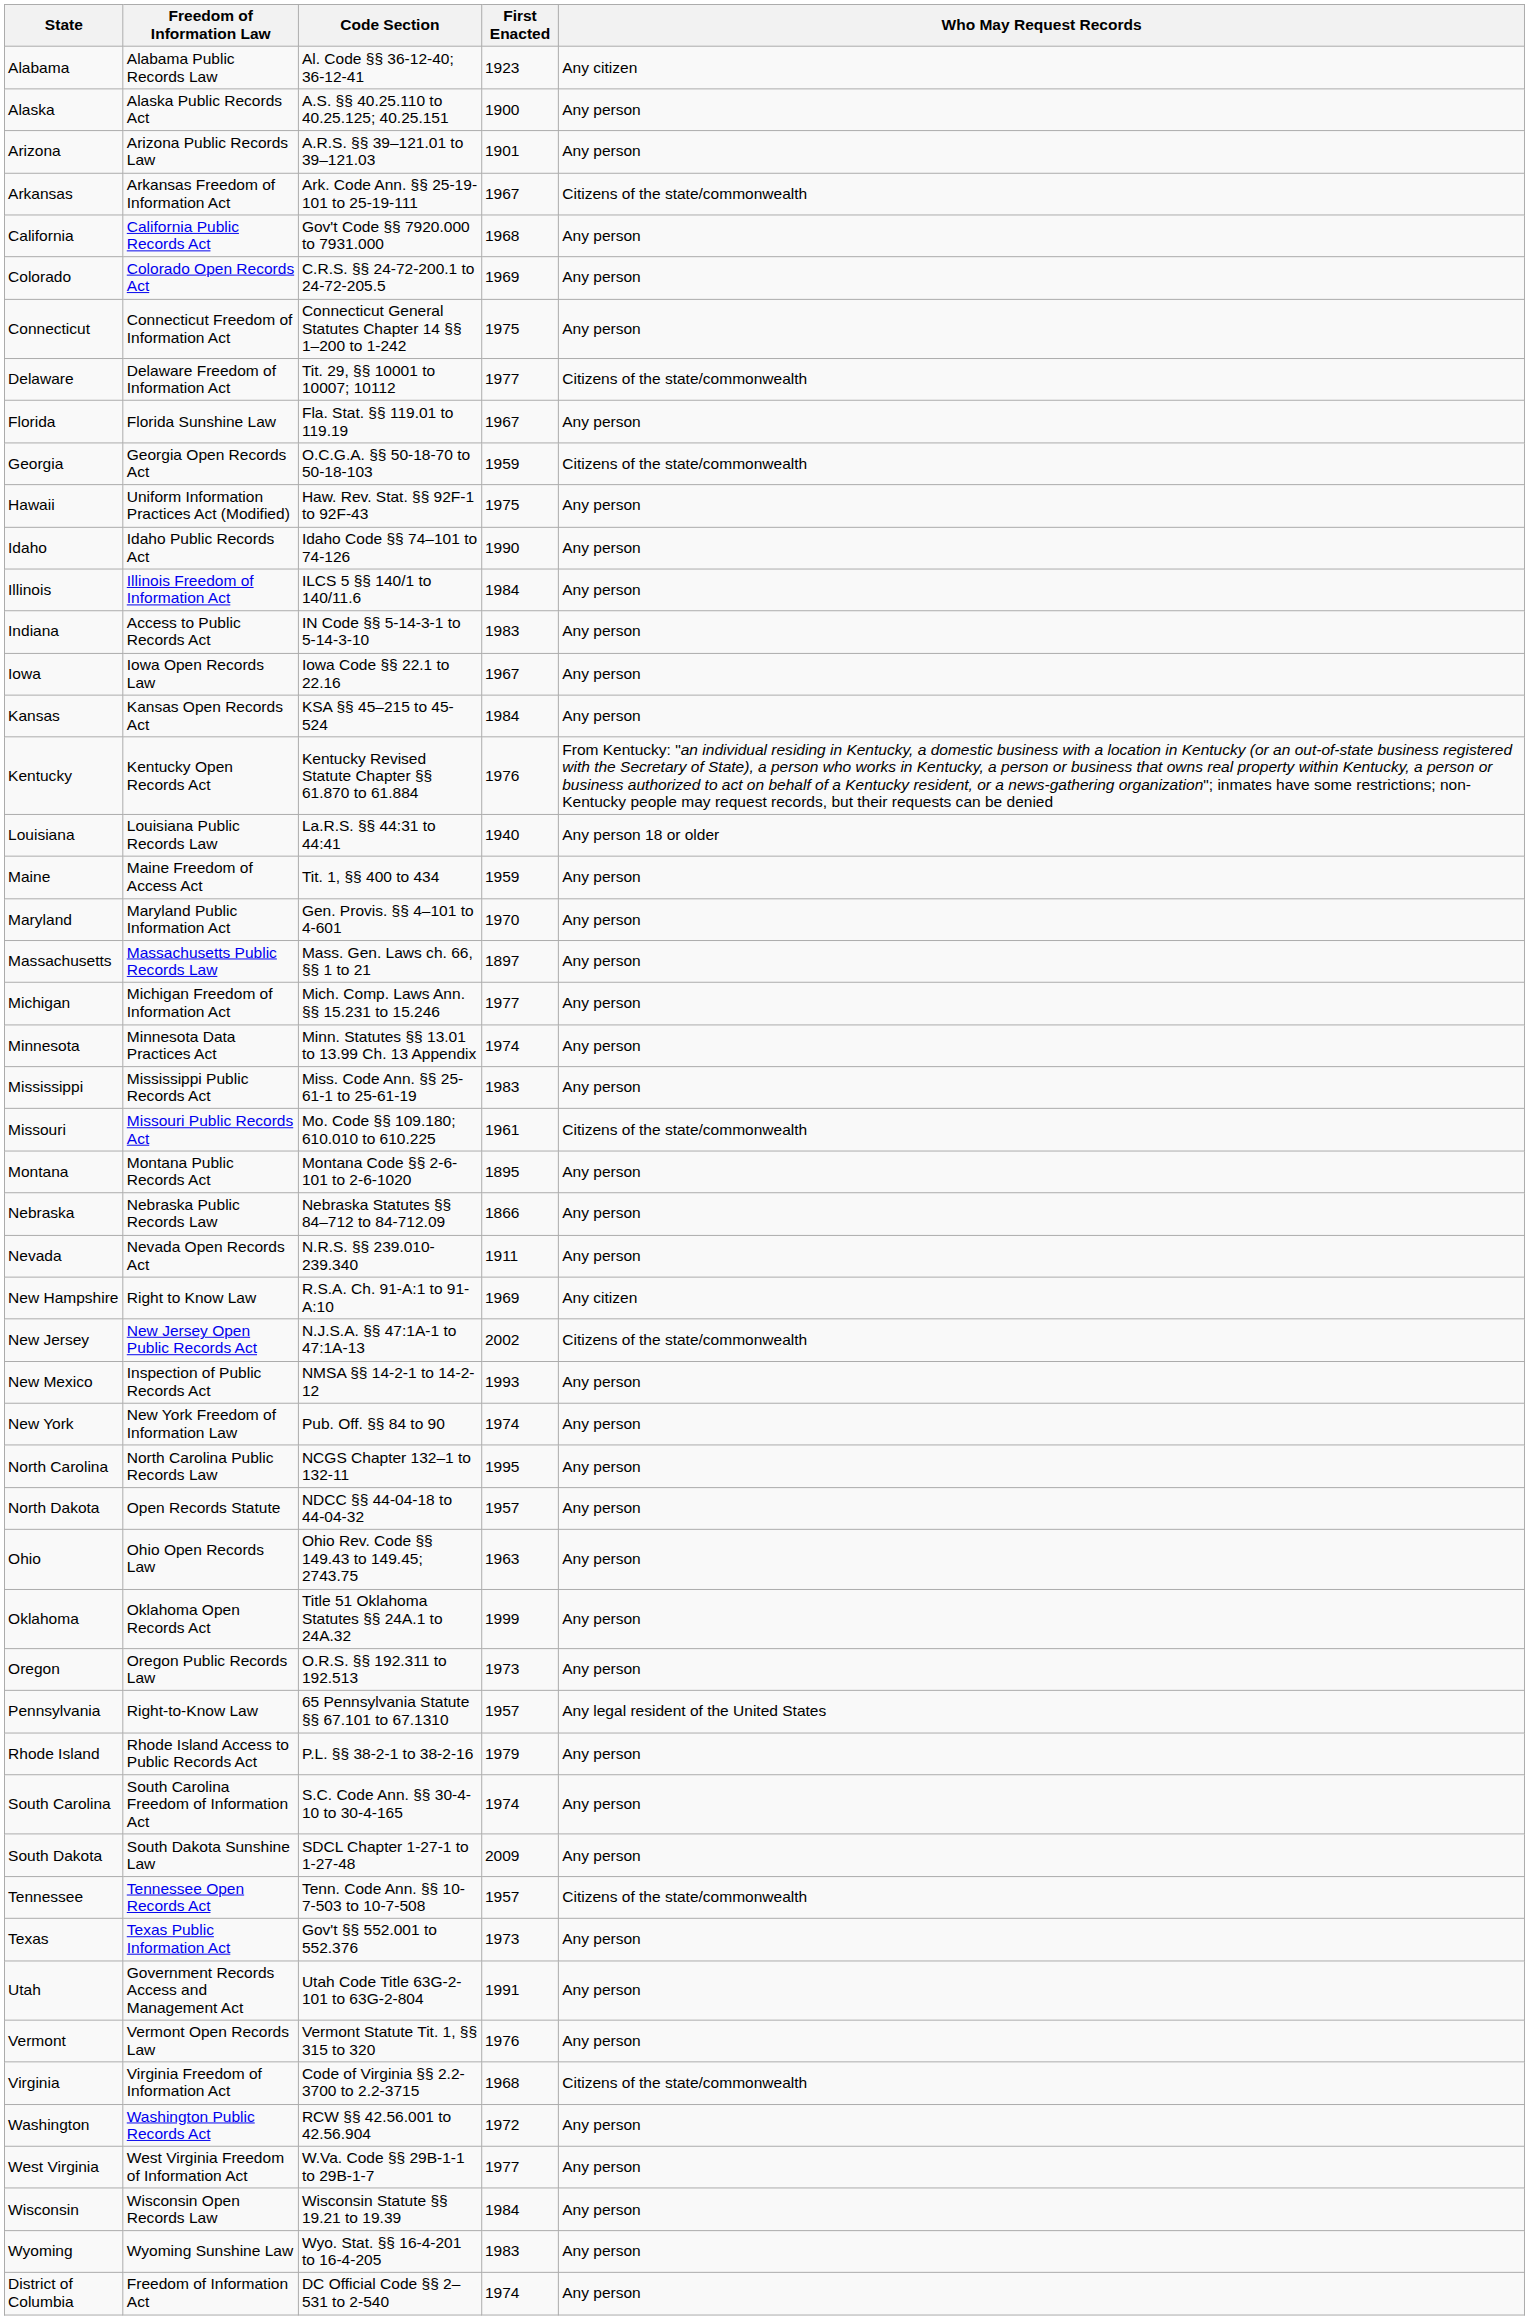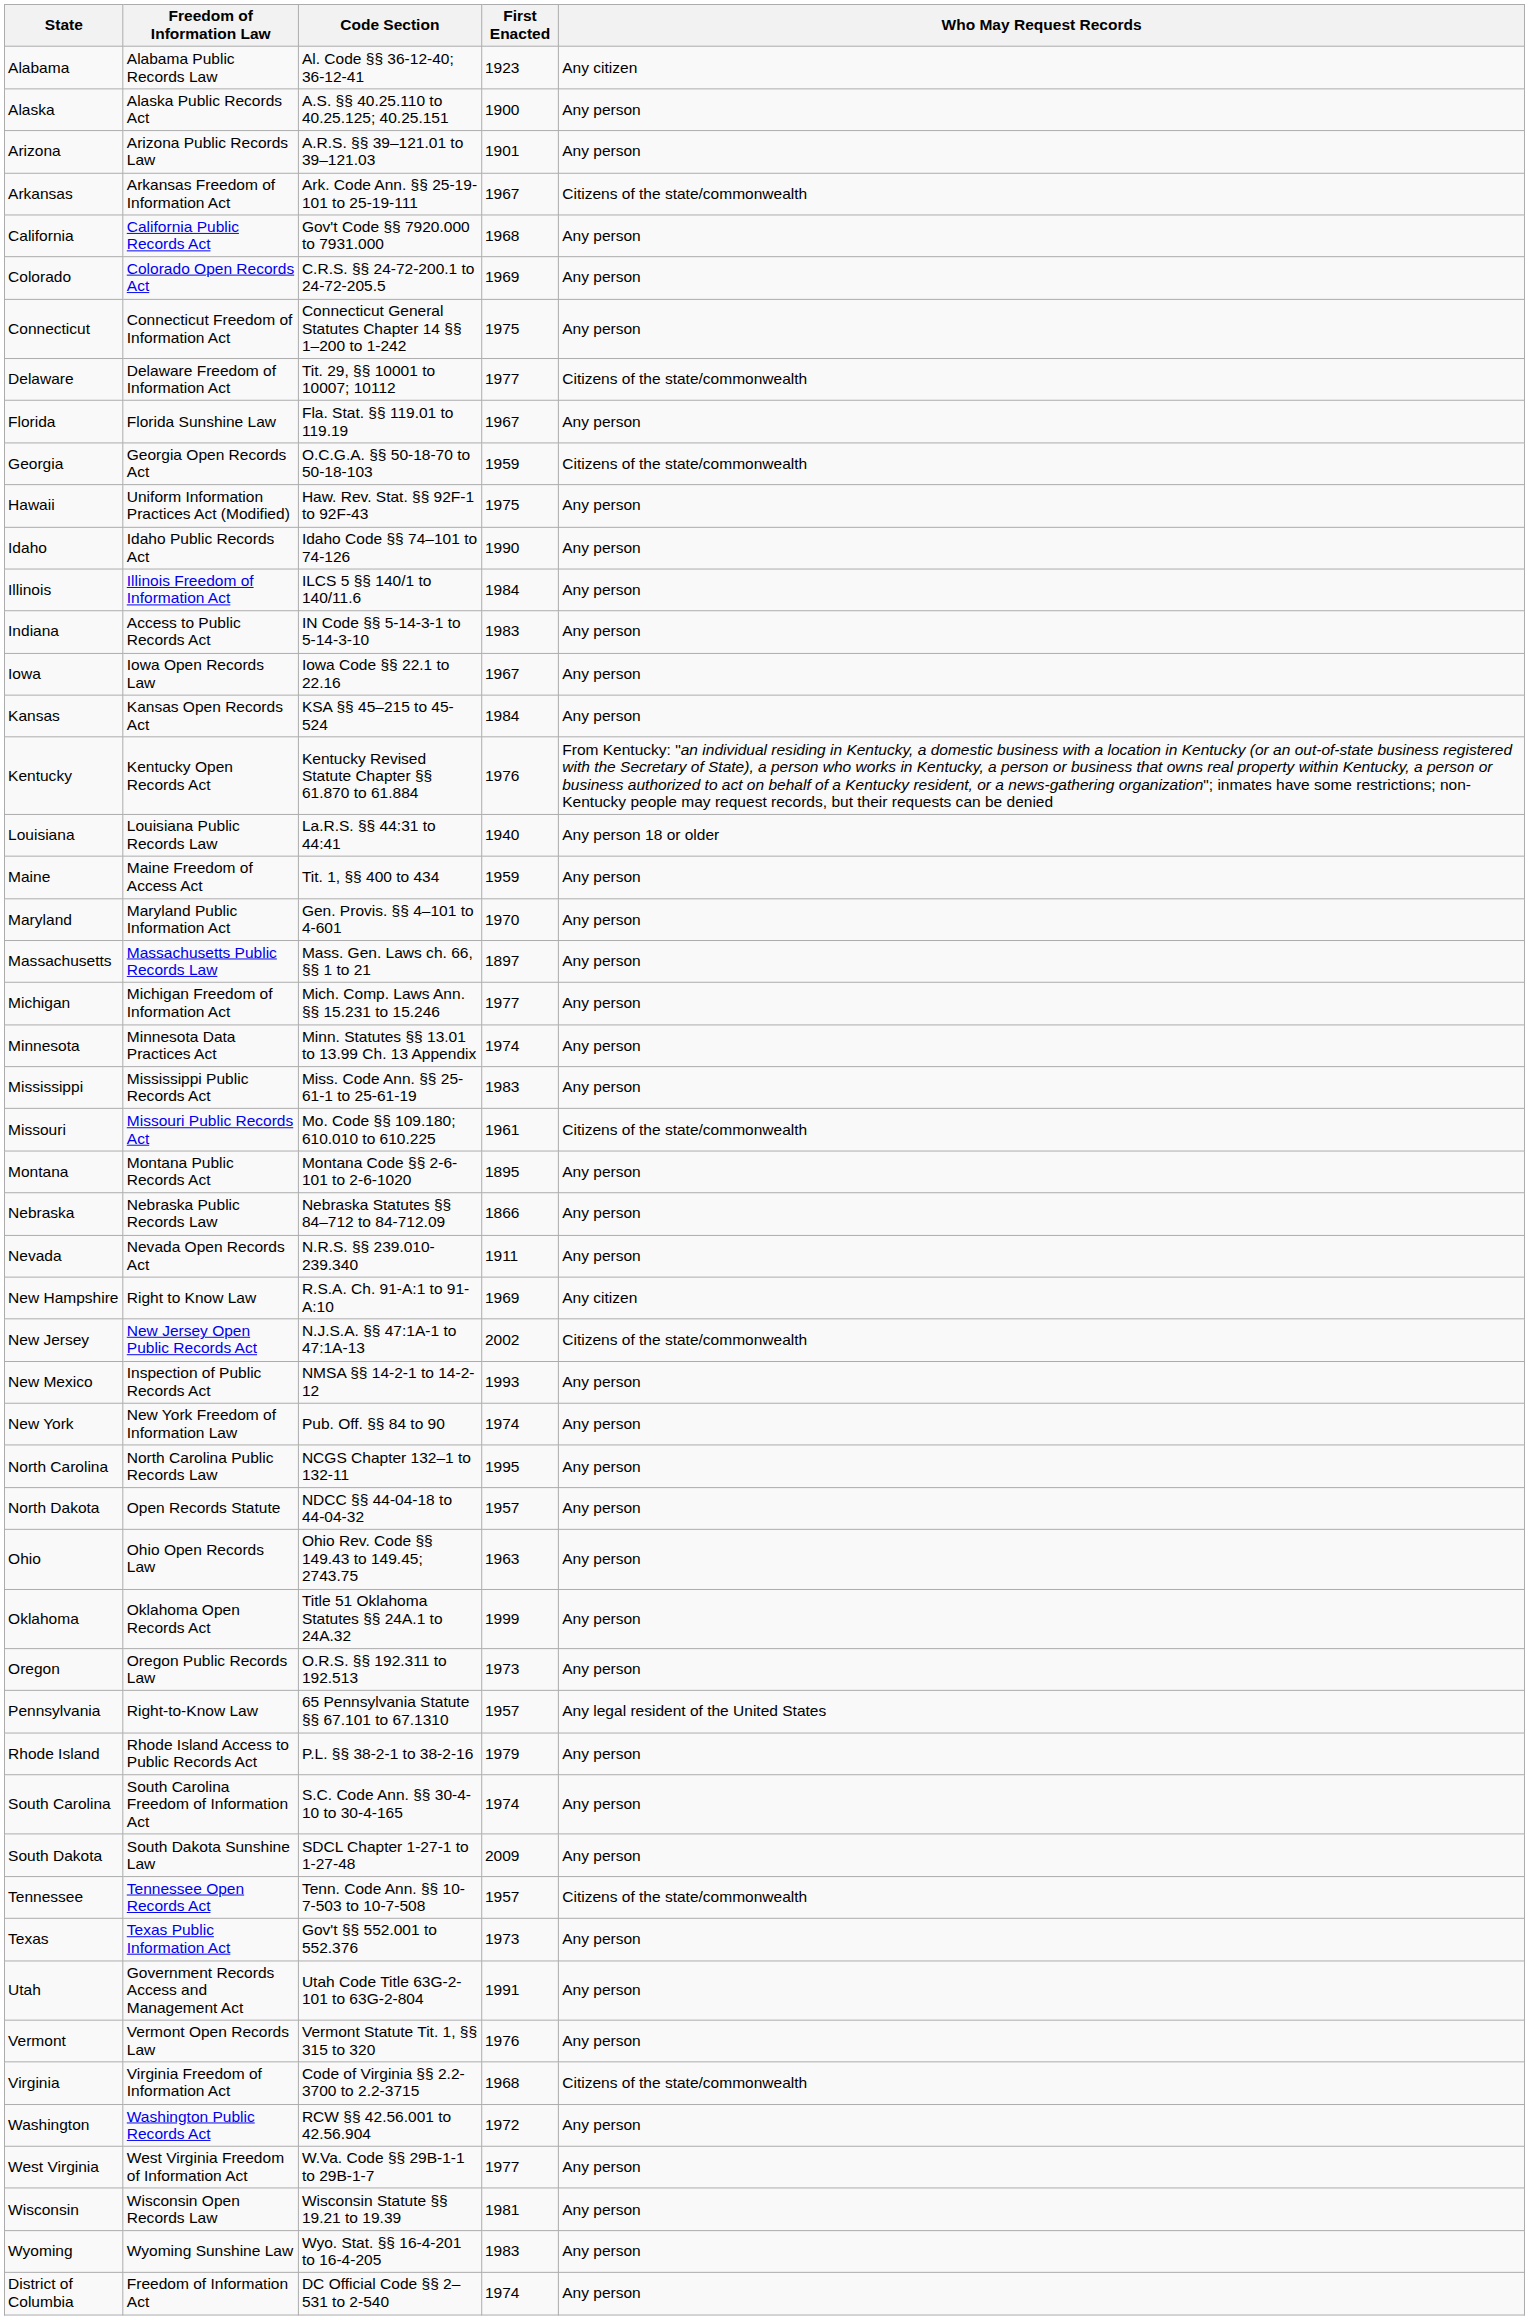(502, 2209) 1984 -> (502, 2209) 1981
